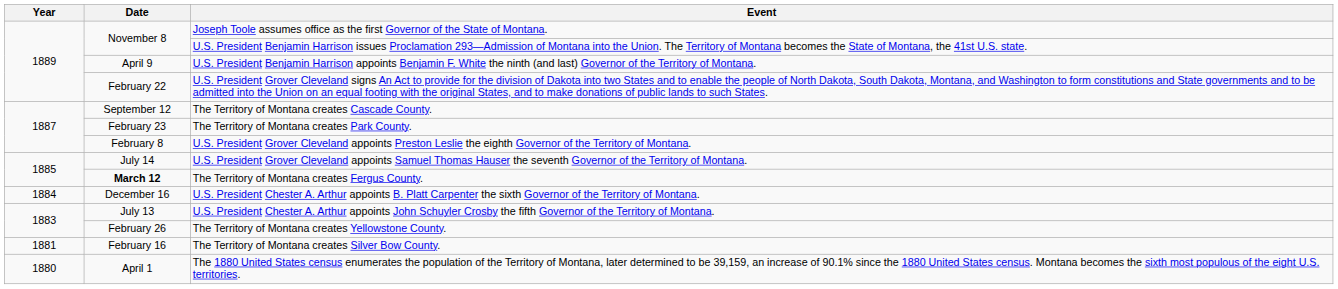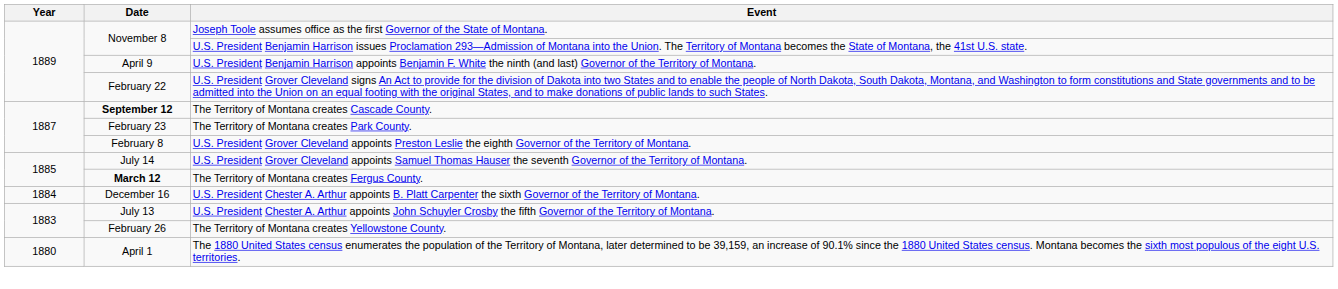(137, 110) normal -> (137, 110) bold
- row: (317, 246)
